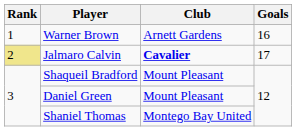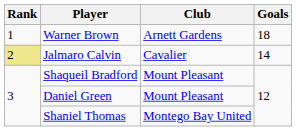(264, 34) 16 -> (264, 34) 18
(167, 55) bold -> (165, 55) normal
(264, 55) 17 -> (264, 55) 14
